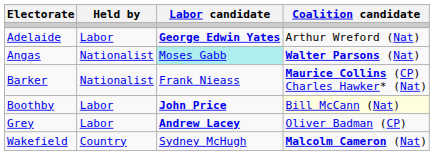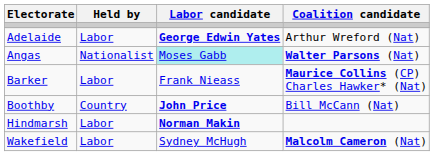(117, 80) Nationalist -> (97, 80) Labor
(97, 105) Labor -> (103, 105) Country
(343, 105) lightyellow background -> (343, 105) no background
- row: (21, 123)
+ row: (37, 123)
(103, 141) Country -> (97, 141) Labor
